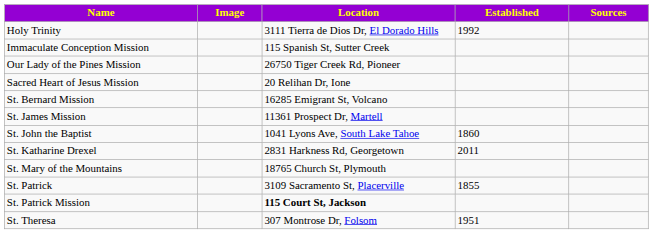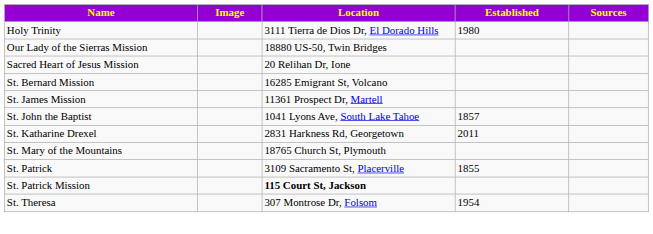(468, 30) 1992 -> (468, 30) 1980
- row: (78, 47)
- row: (74, 64)
+ row: (77, 47)
(468, 133) 1860 -> (468, 116) 1857
(468, 220) 1951 -> (468, 202) 1954
